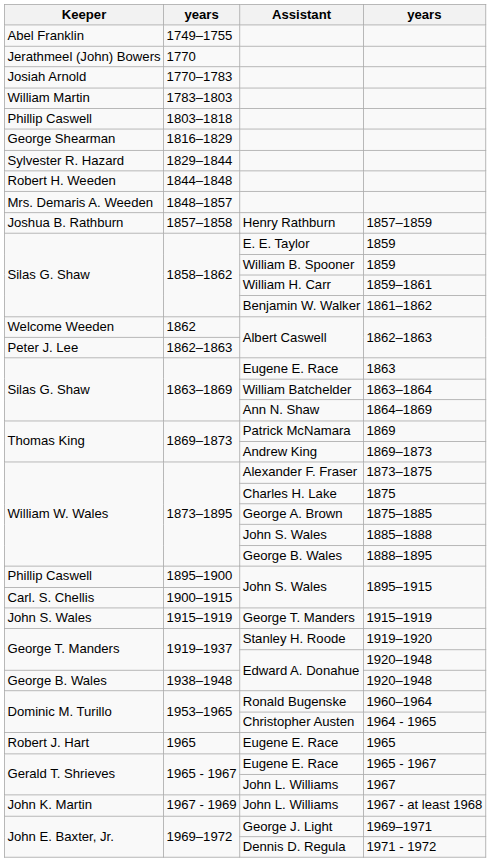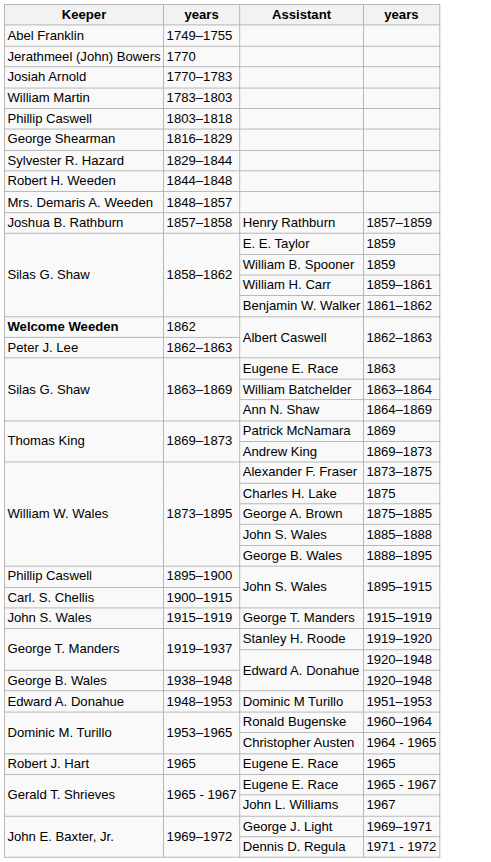(61, 327) normal -> (63, 327) bold
+ row: (199, 701)
- row: (202, 805)
